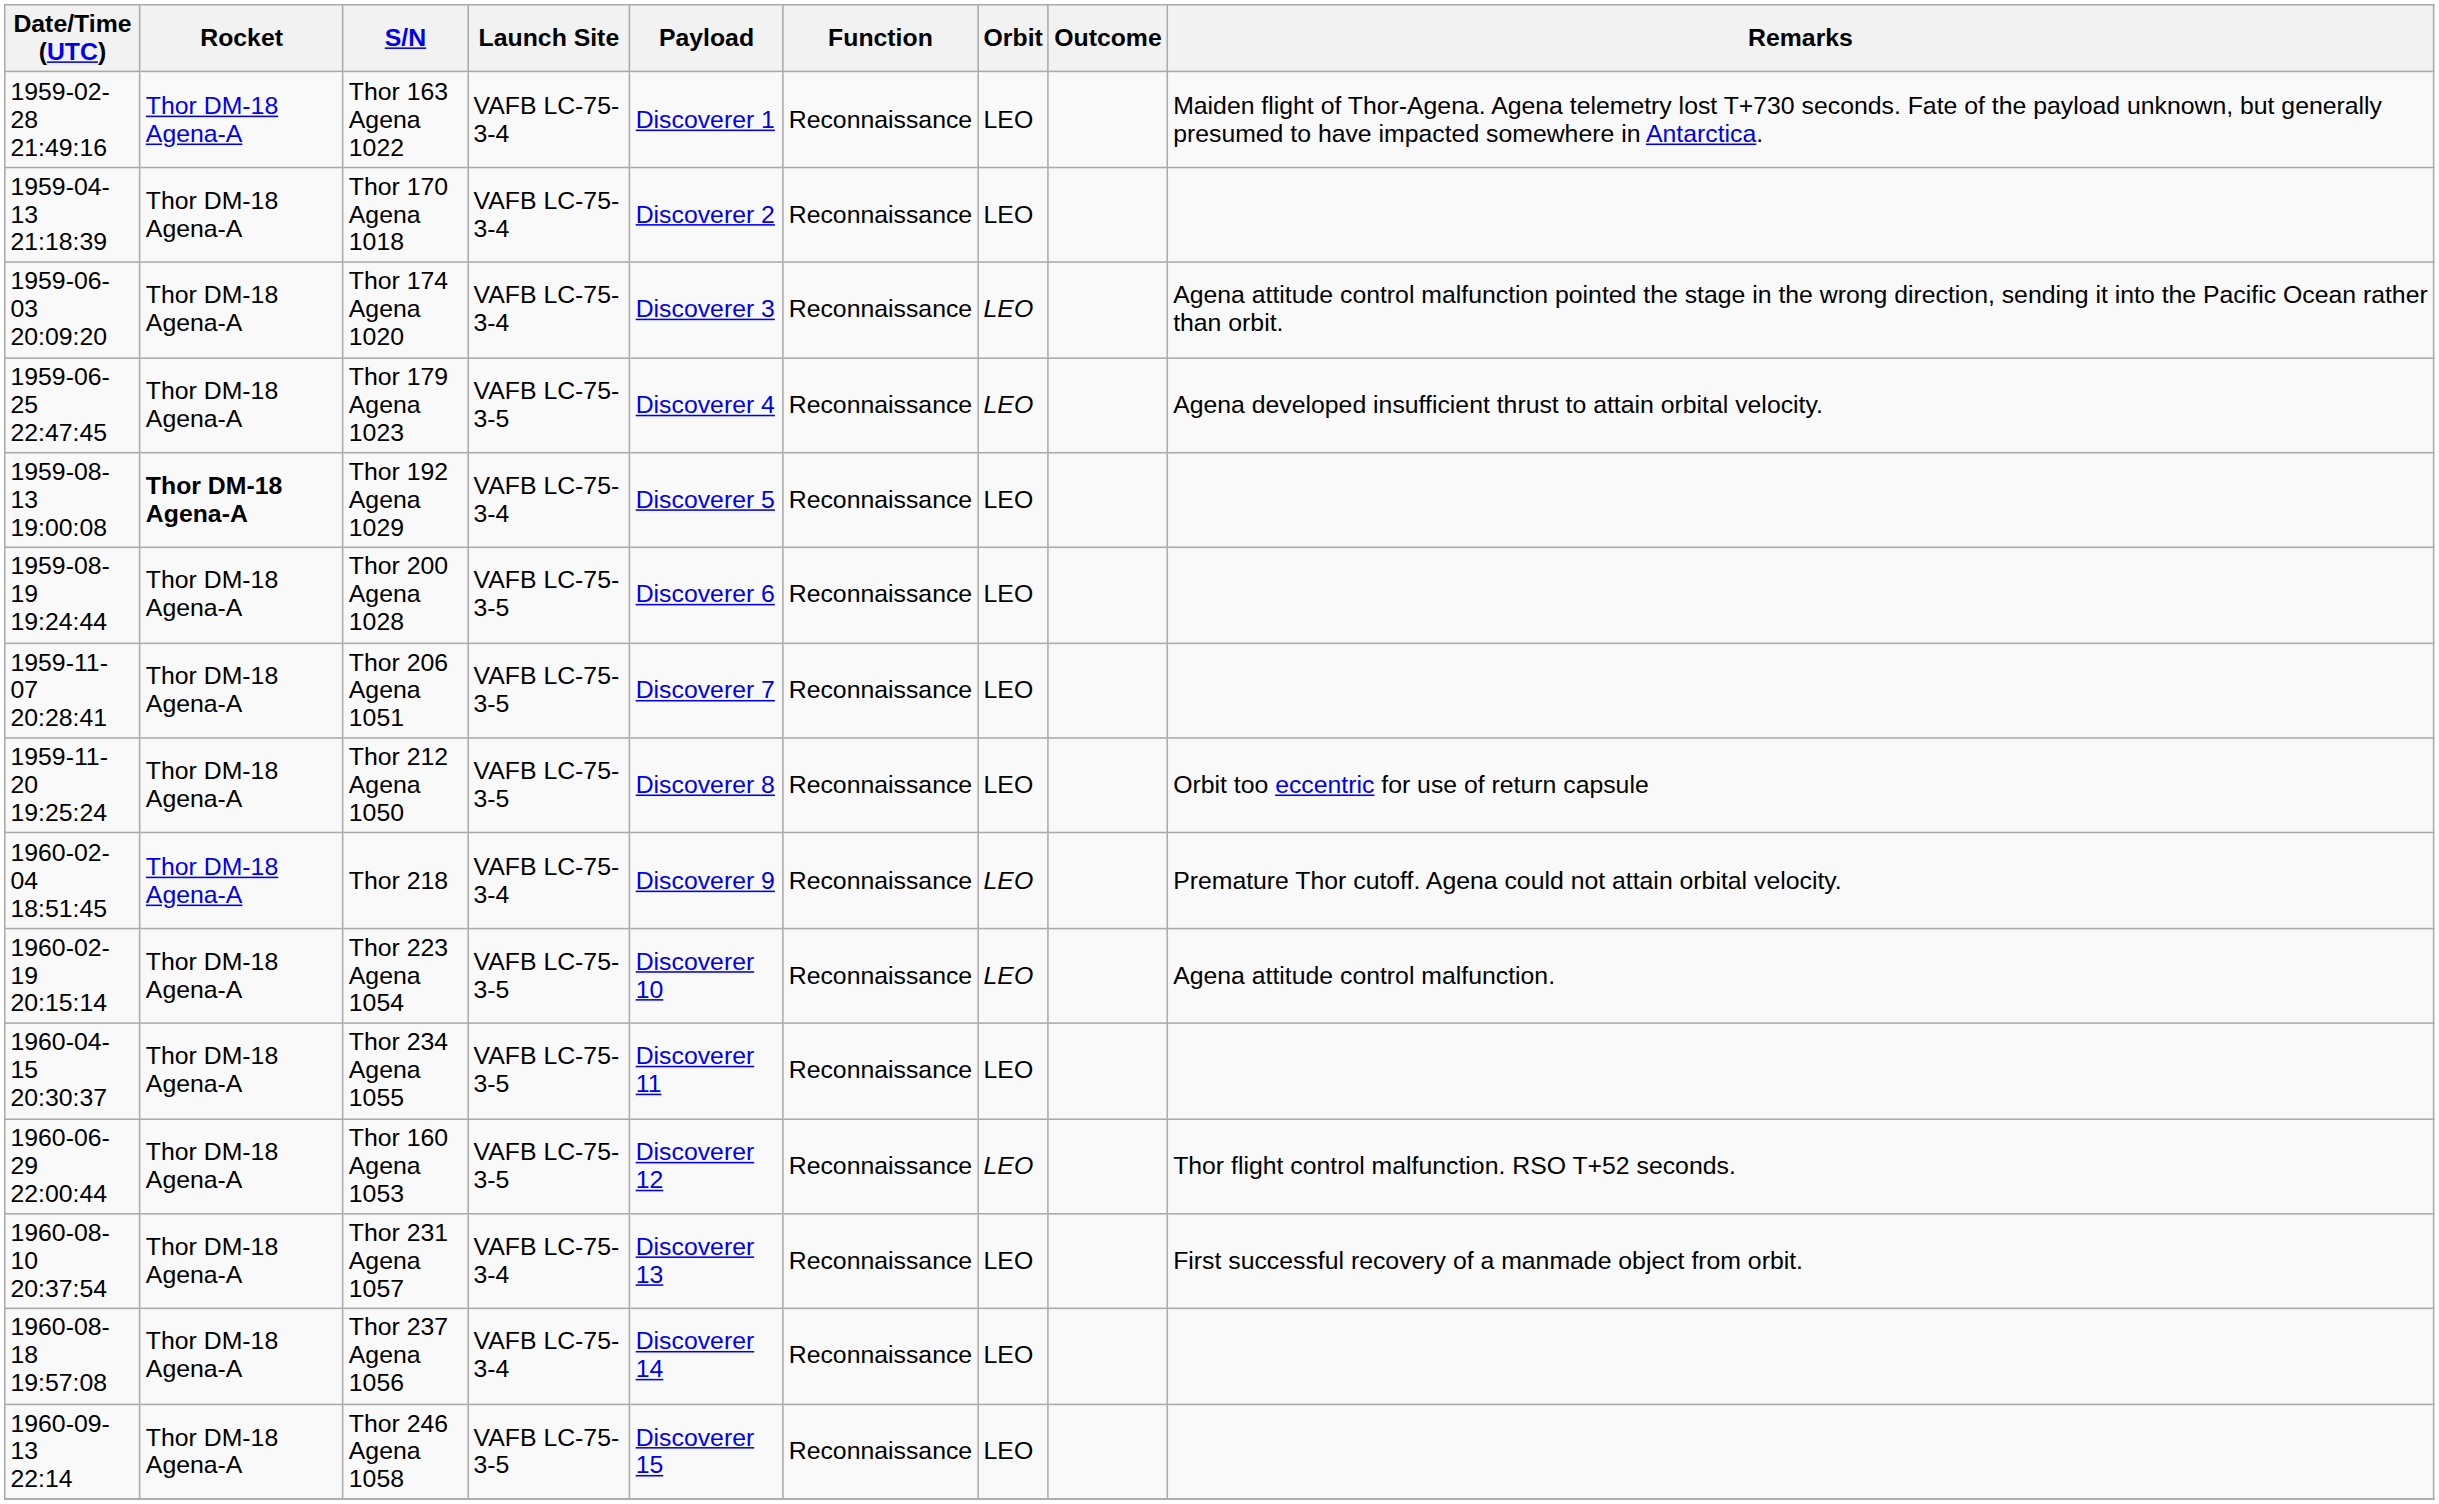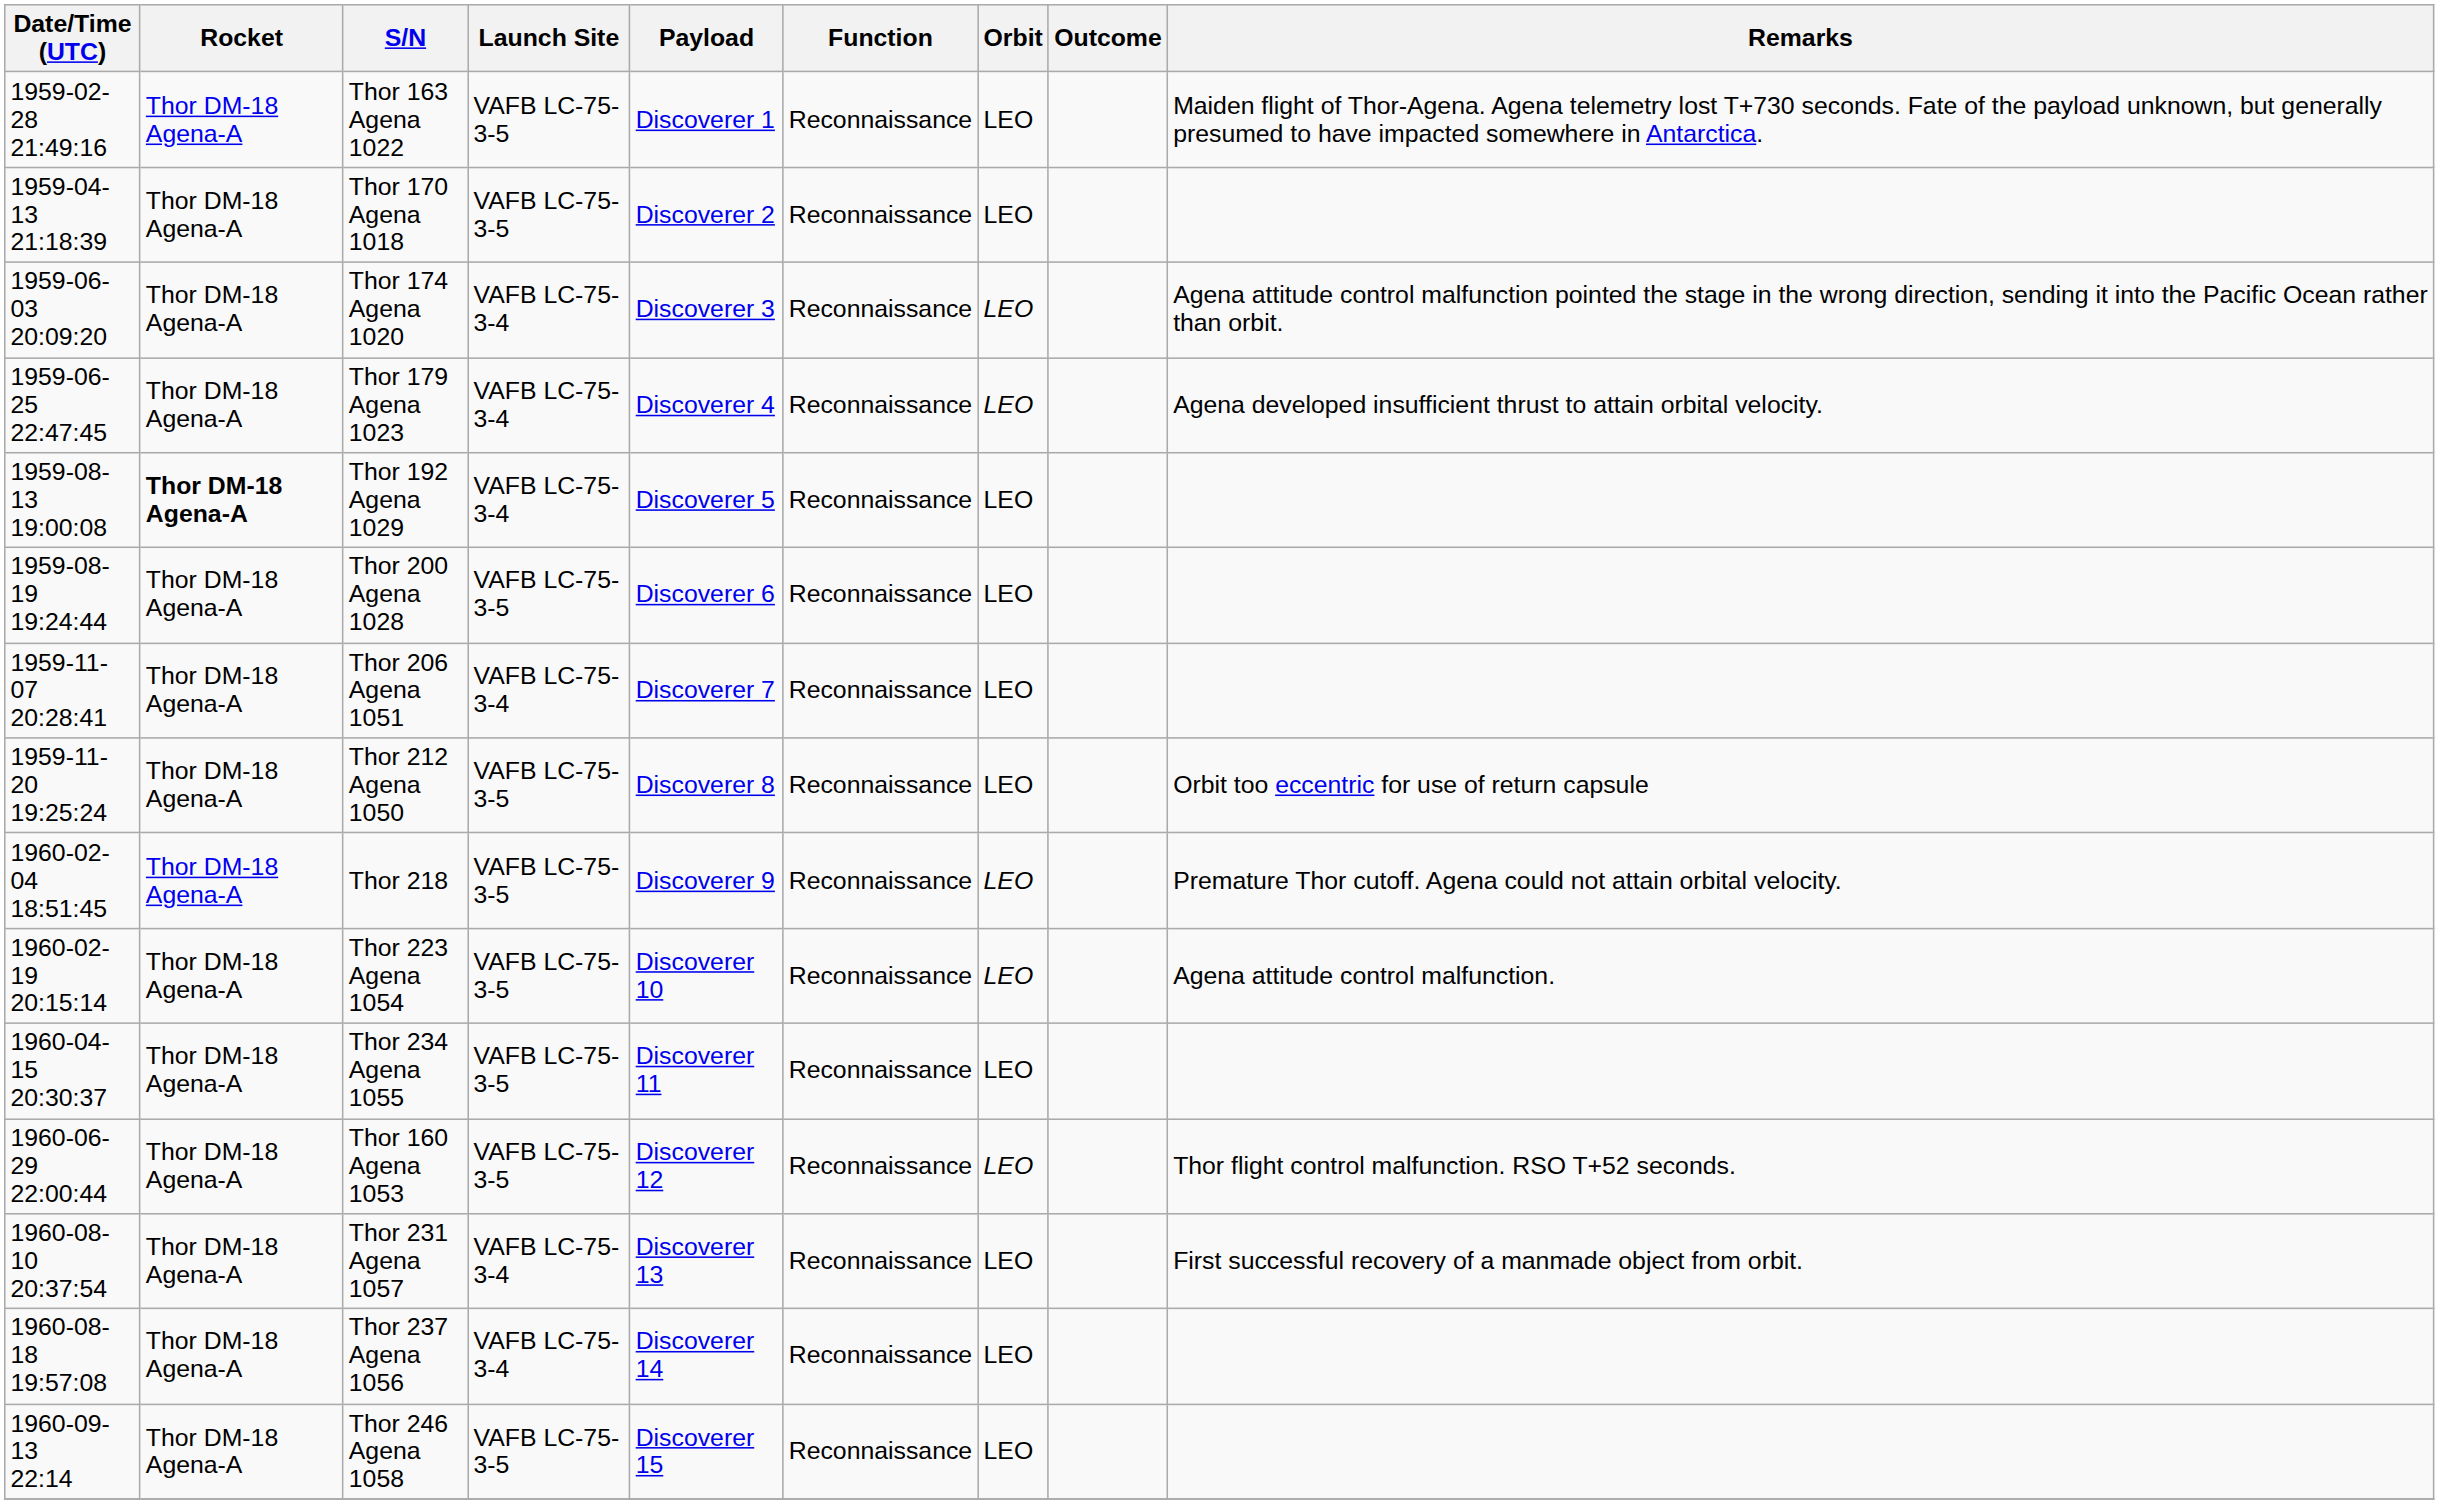(546, 119) VAFB LC-75-3-4 -> (546, 119) VAFB LC-75-3-5
(546, 214) VAFB LC-75-3-4 -> (546, 214) VAFB LC-75-3-5
(546, 404) VAFB LC-75-3-5 -> (546, 404) VAFB LC-75-3-4
(546, 690) VAFB LC-75-3-5 -> (546, 690) VAFB LC-75-3-4
(546, 880) VAFB LC-75-3-4 -> (546, 880) VAFB LC-75-3-5
